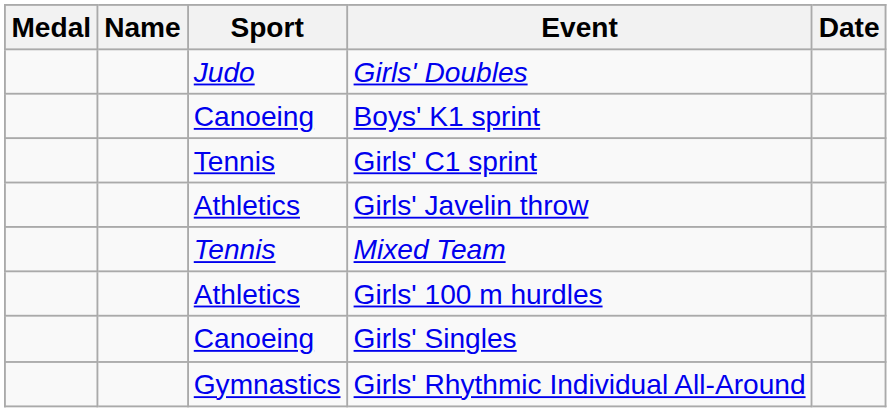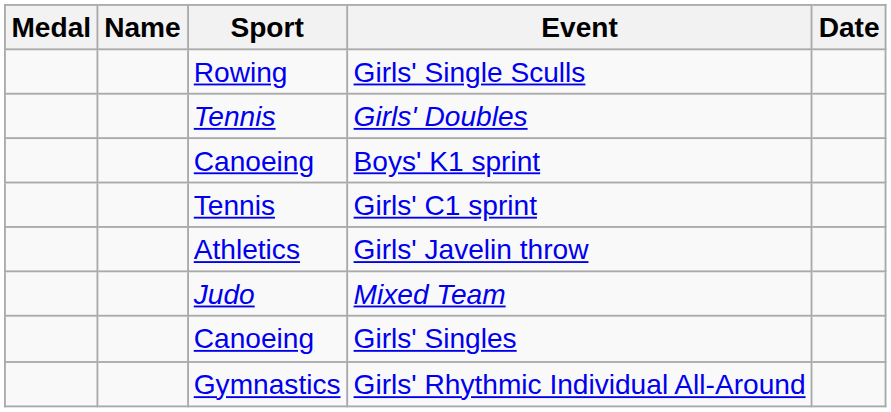+ row: (469, 72)
(224, 72) Judo -> (235, 116) Tennis
(235, 250) Tennis -> (224, 294) Judo
- row: (478, 294)
